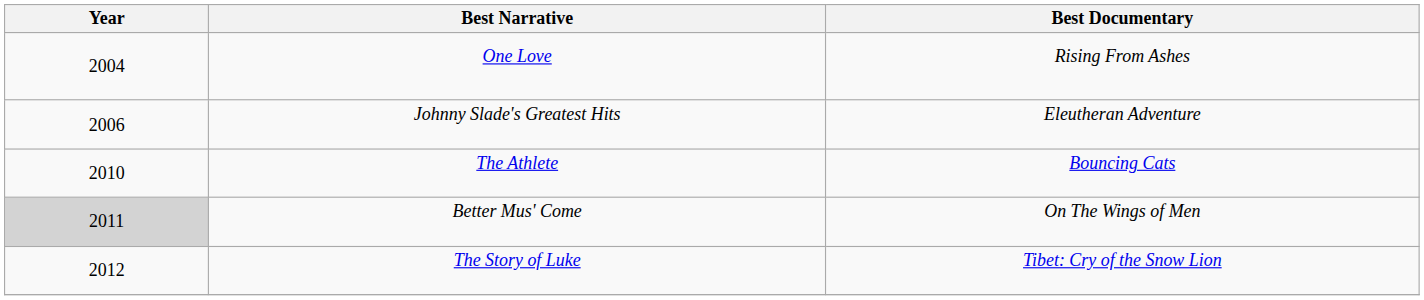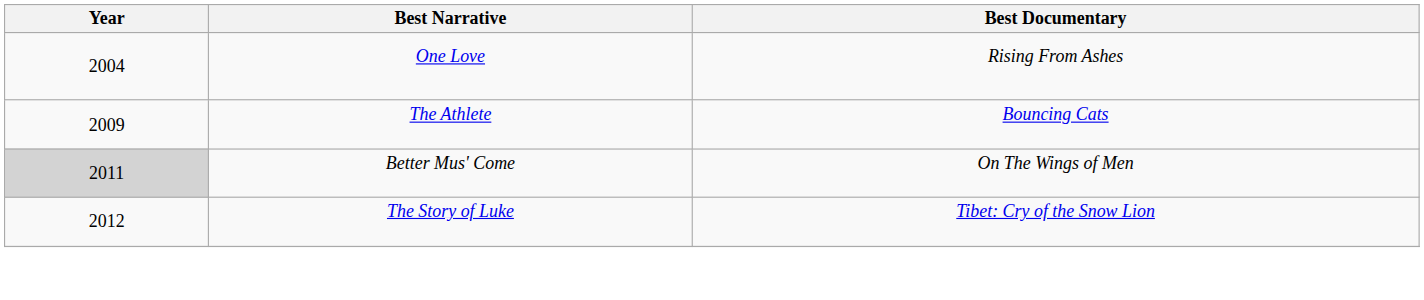- row: (517, 114)
(107, 172) 2010 -> (107, 124) 2009
